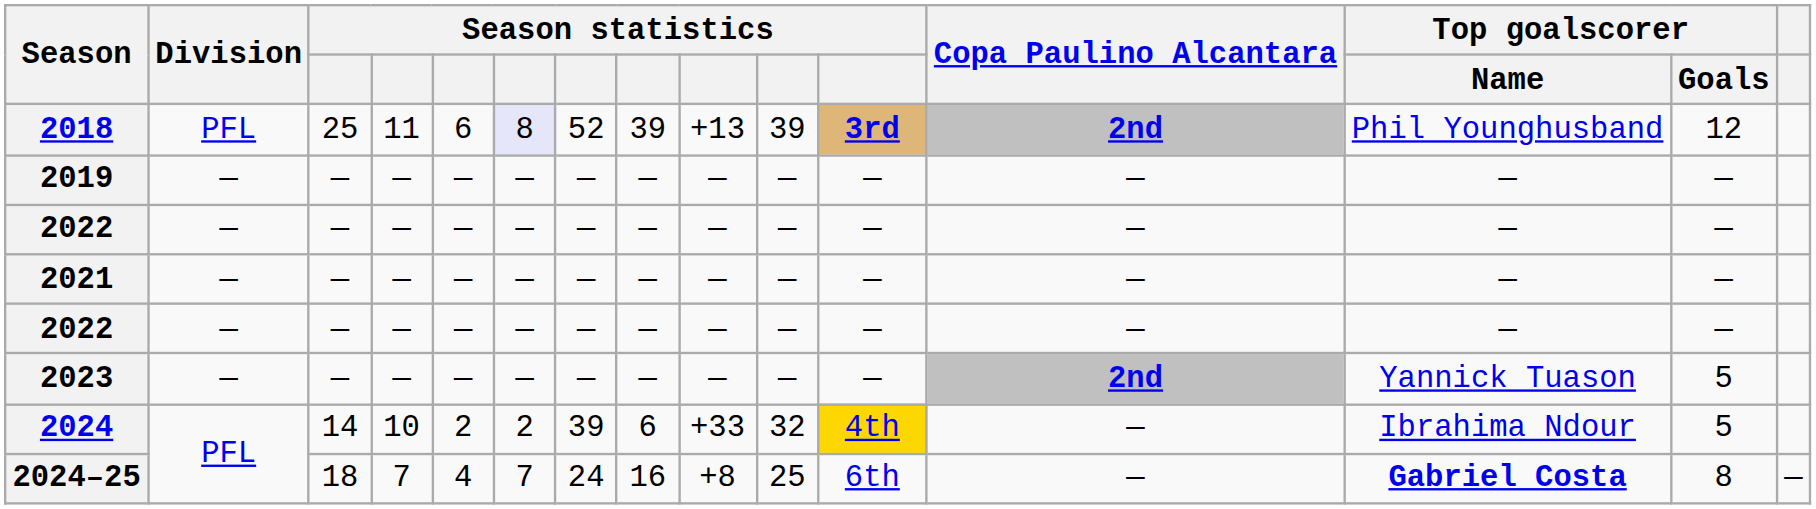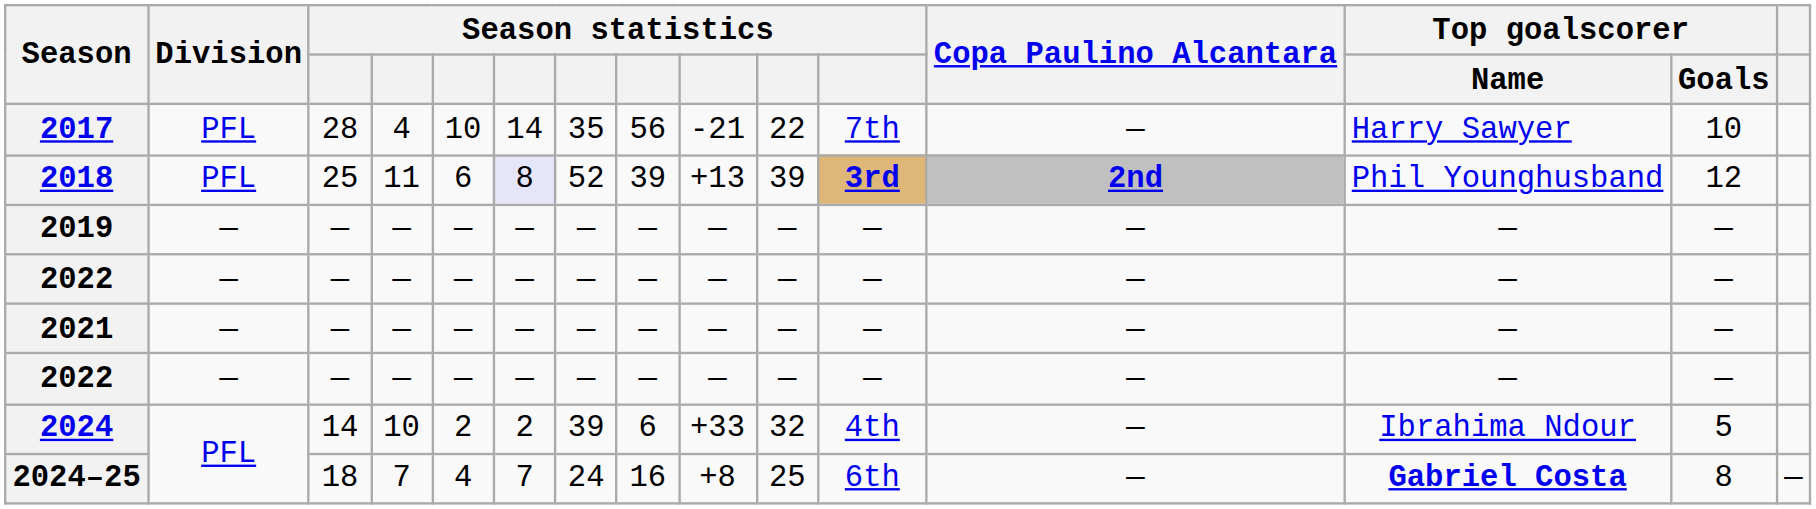+ row: (77, 130)
- row: (77, 379)
(872, 428) gold background -> (872, 428) no background
